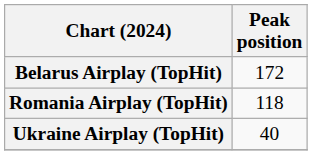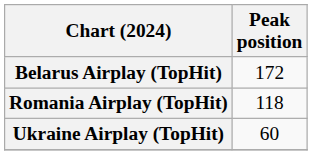(270, 133) 40 -> (270, 133) 60
